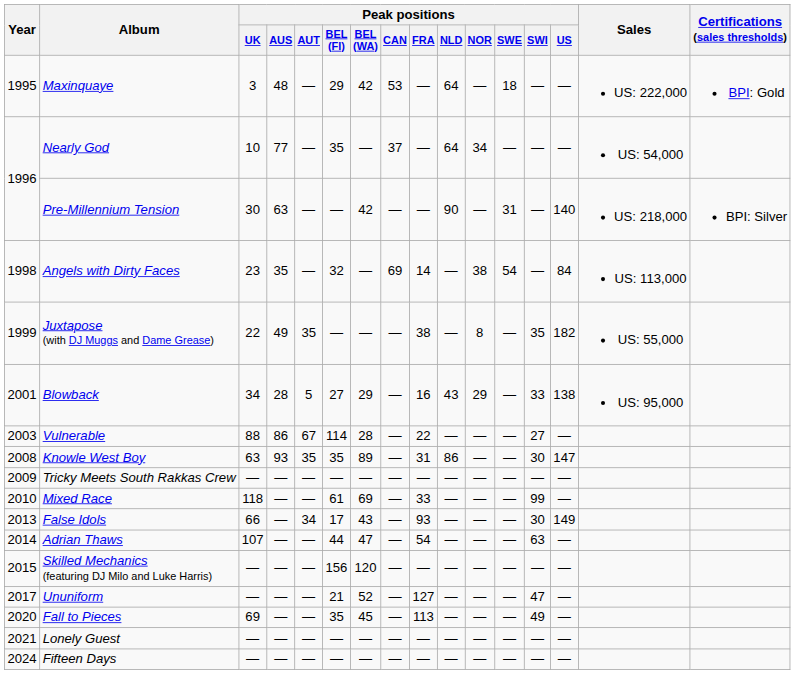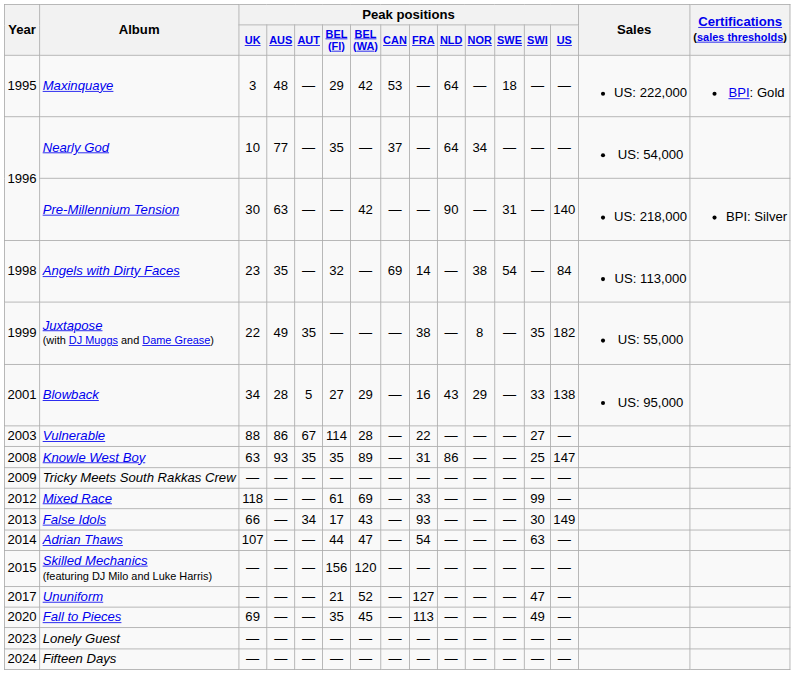(537, 457) 30 -> (537, 457) 25
(22, 498) 2010 -> (22, 498) 2012
(22, 638) 2021 -> (22, 638) 2023
